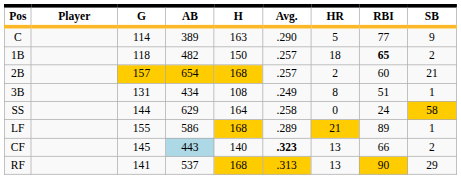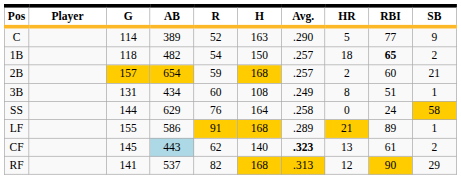+ column: (216, 16)
(383, 147) 66 -> (391, 147) 61
(335, 165) 13 -> (347, 165) 12
